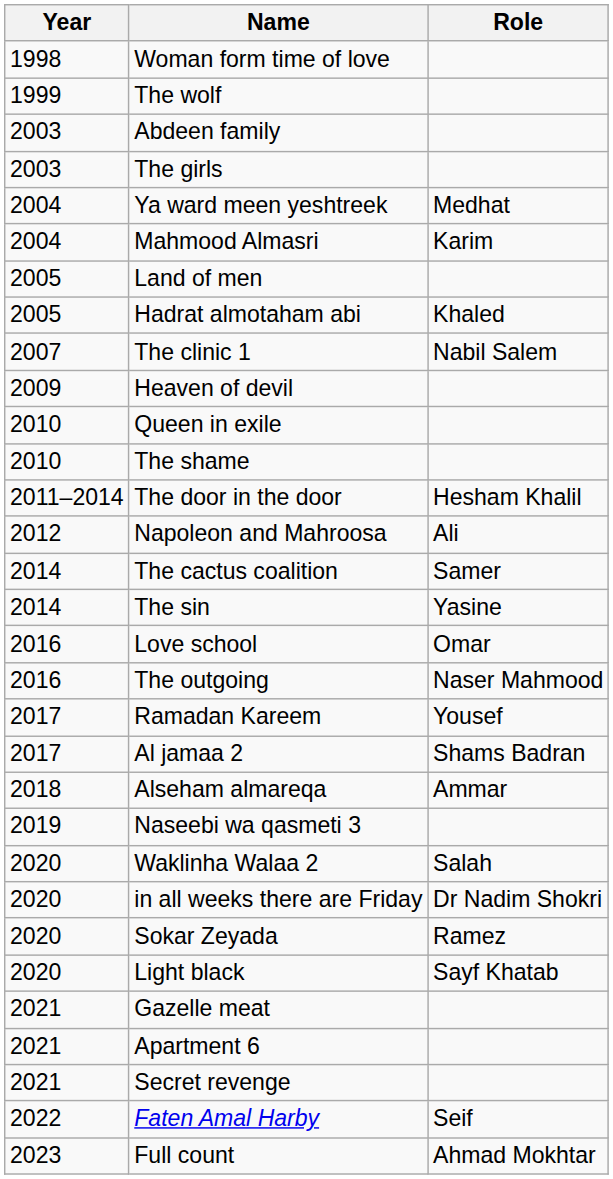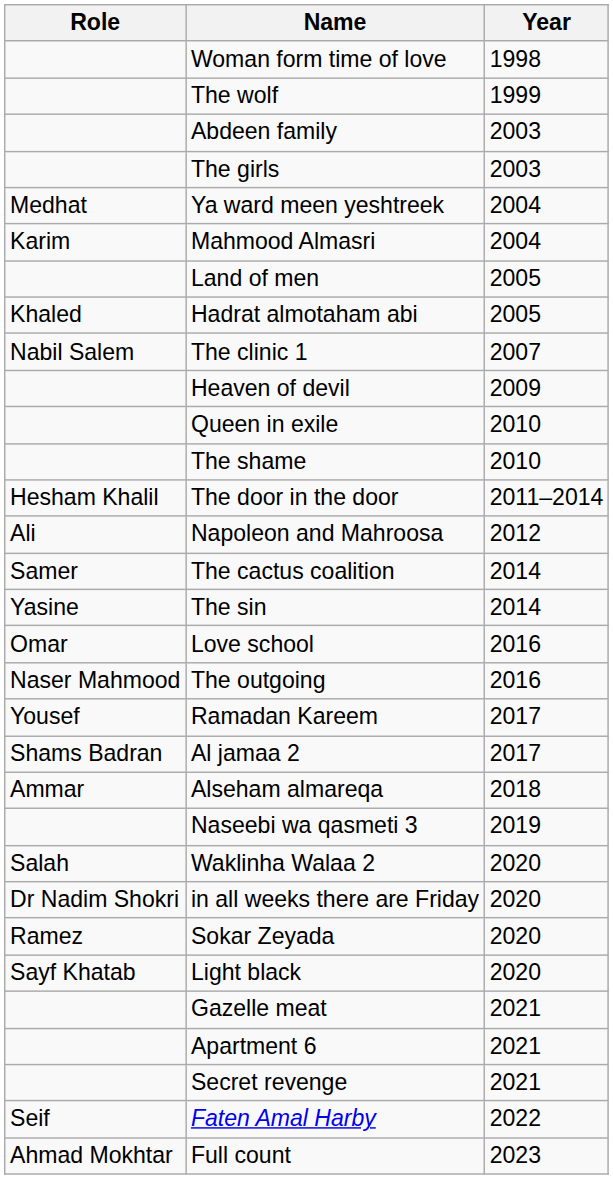columns swapped: (67, 22) <-> (518, 22)
